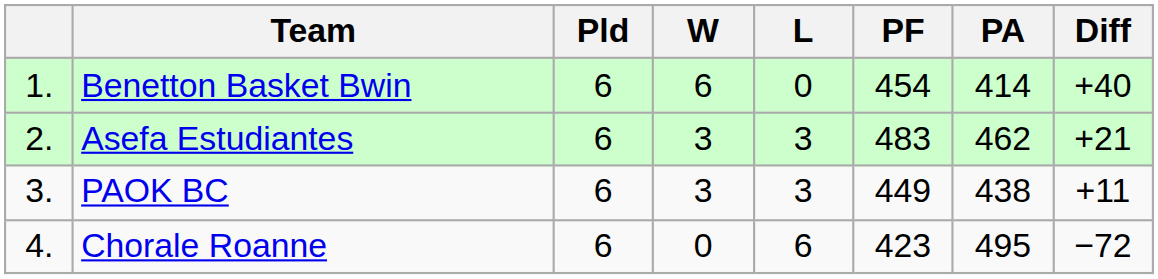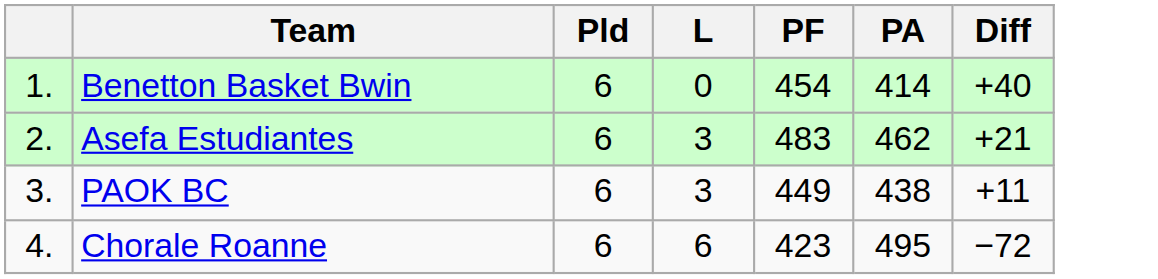- column: (703, 31)
